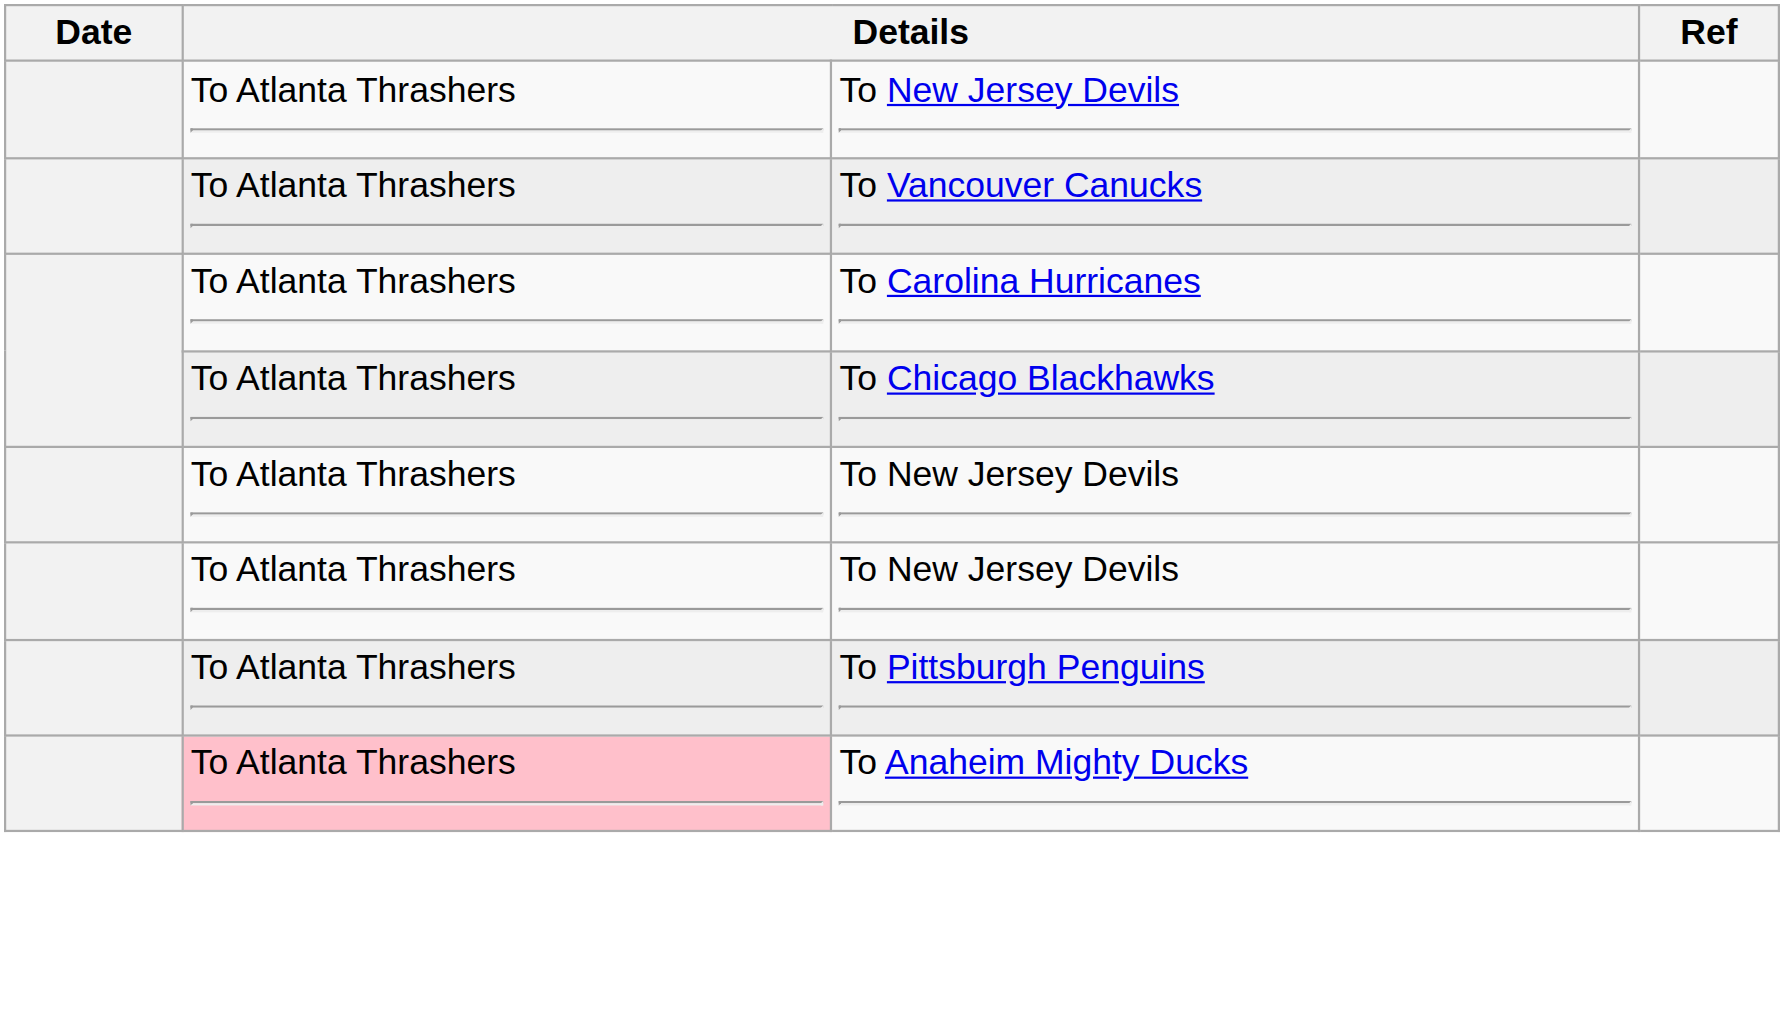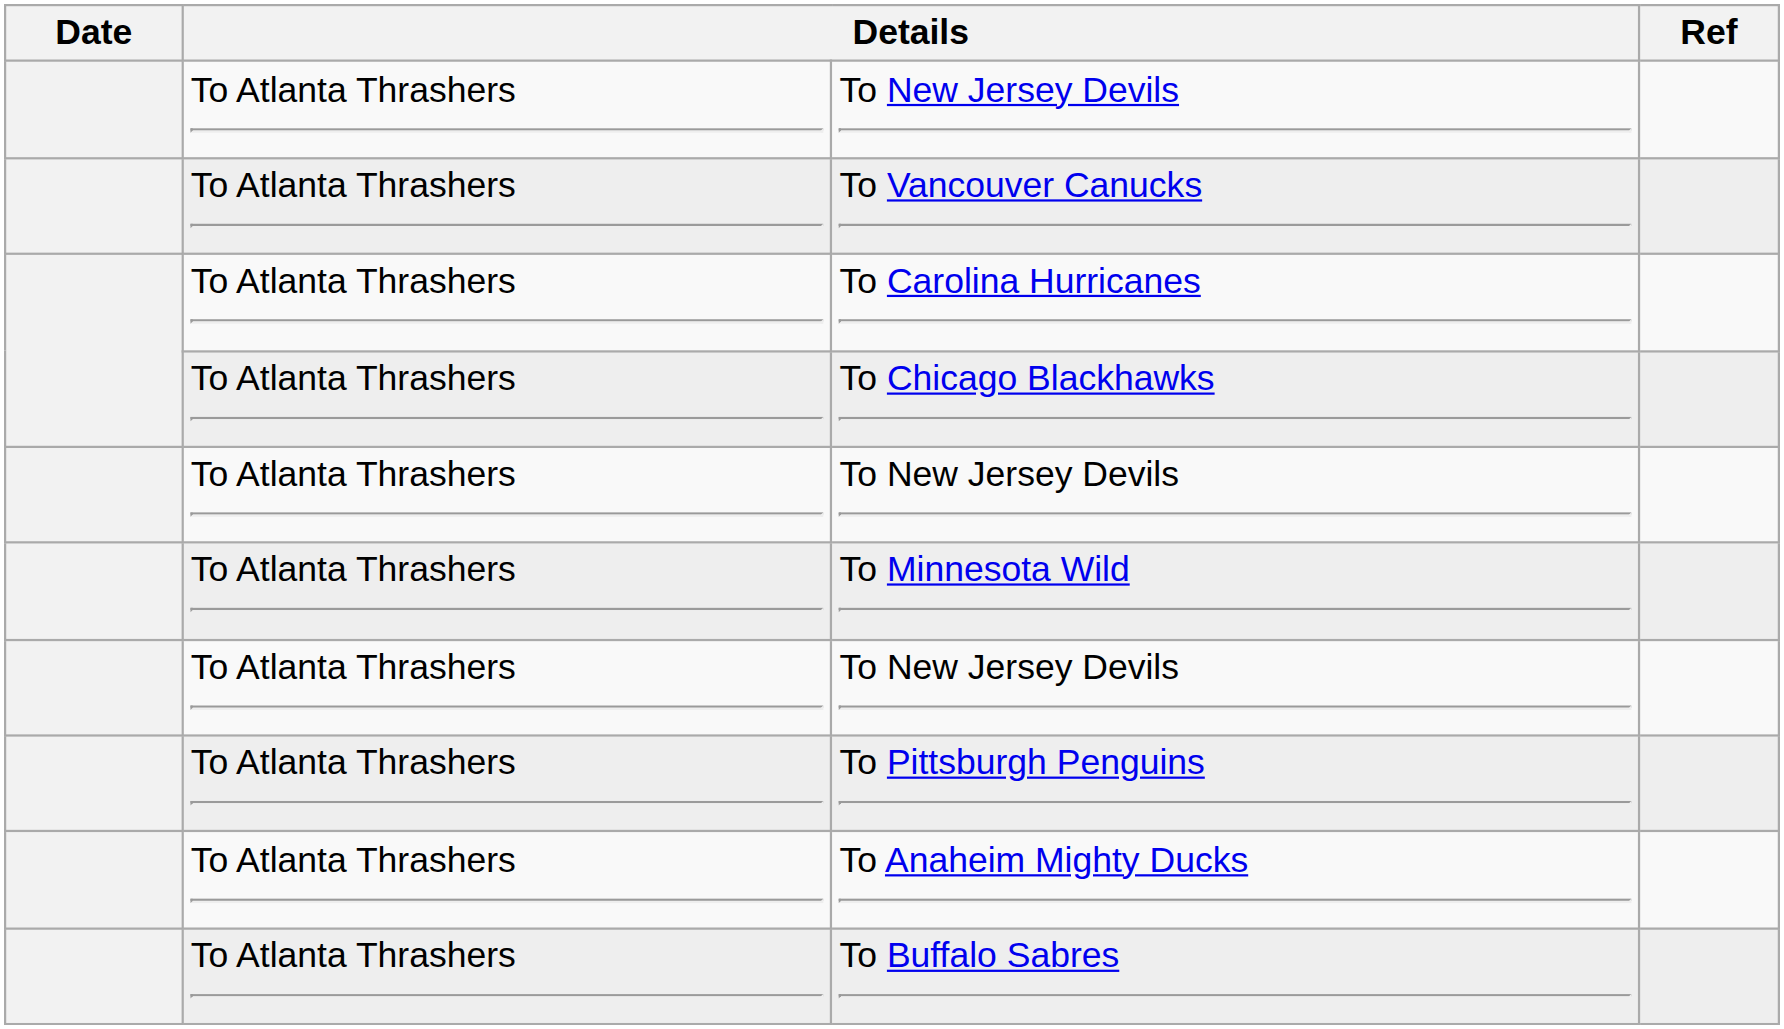+ row: (94, 591)
(507, 775) pink background -> (507, 871) no background
+ row: (94, 976)
